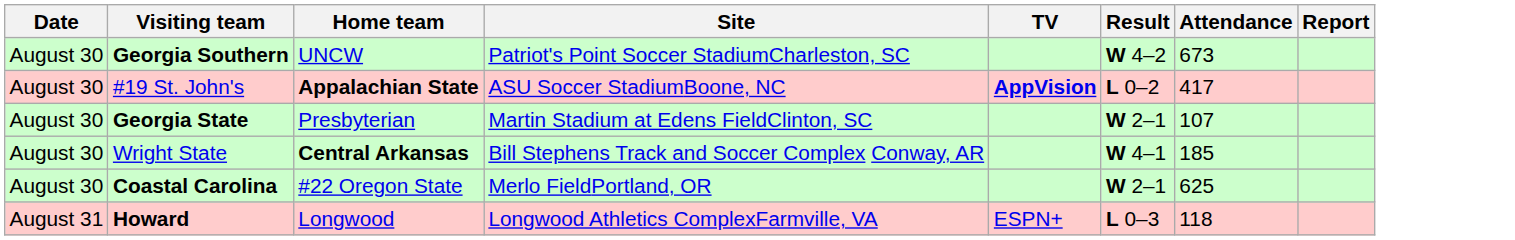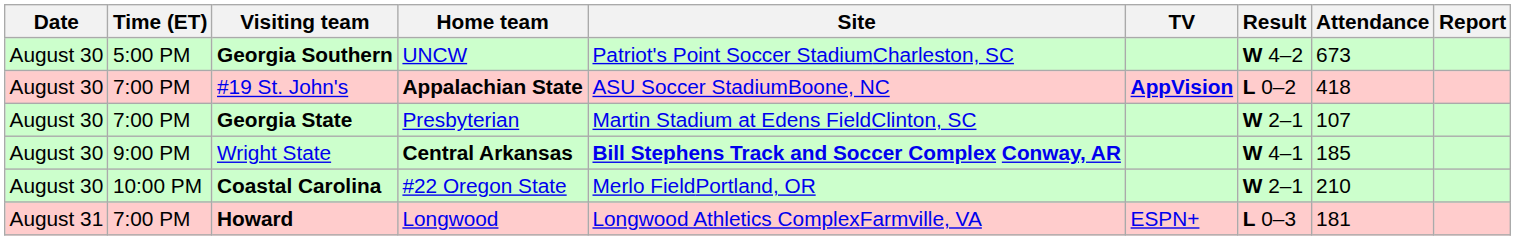+ column: (160, 21)
(1197, 87) 417 -> (1333, 87) 418
(736, 153) normal -> (857, 153) bold
(1197, 186) 625 -> (1333, 186) 210
(1196, 219) 118 -> (1333, 219) 181
